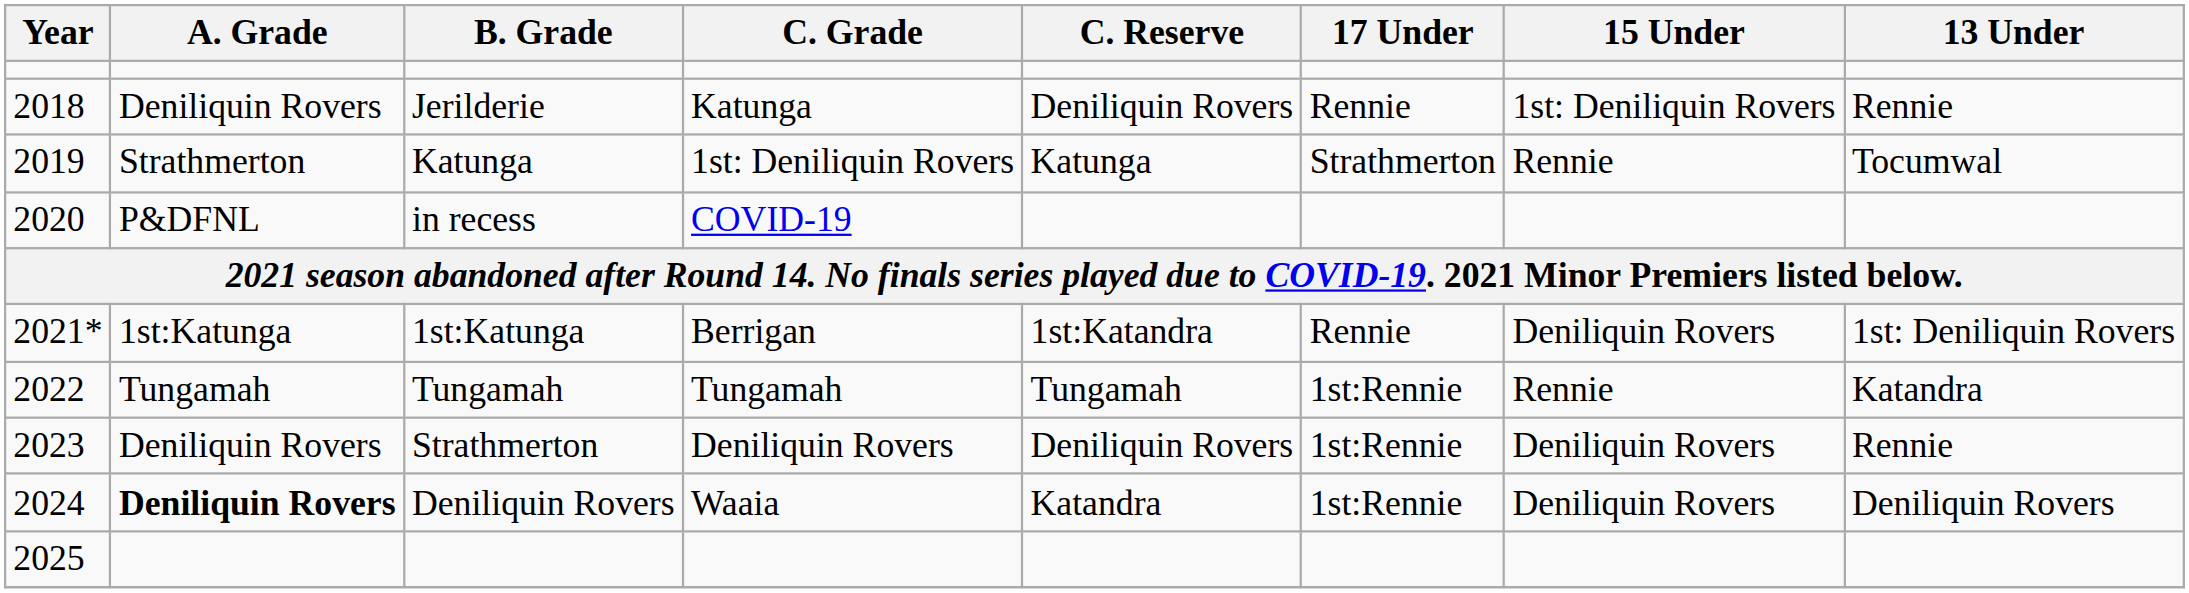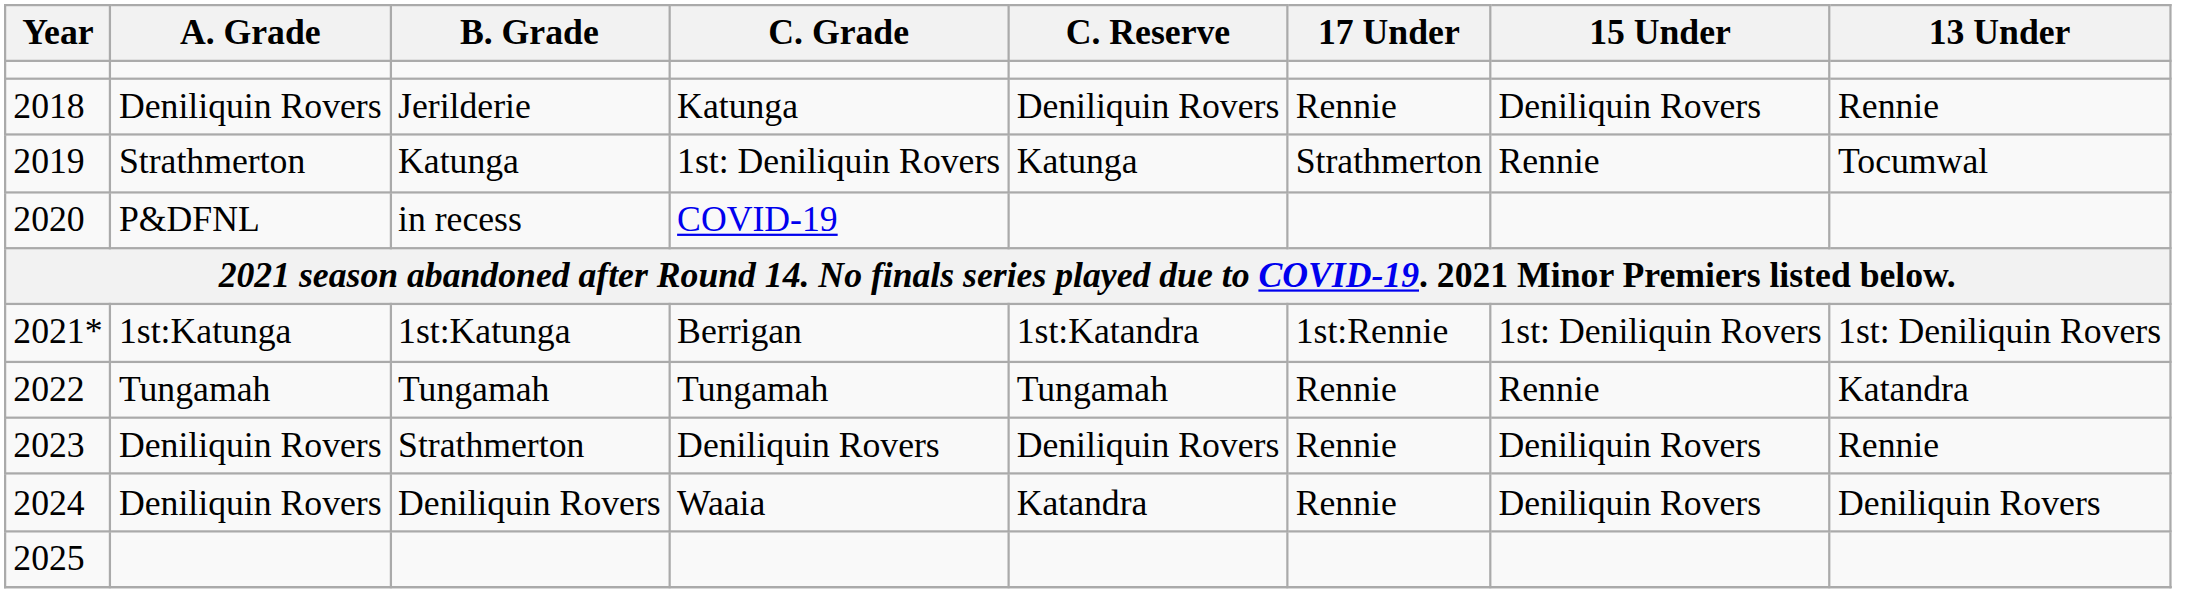(1674, 105) 1st: Deniliquin Rovers -> (1630, 105) Deniliquin Rovers
(1360, 332) Rennie -> (1372, 332) 1st:Rennie
(1644, 332) Deniliquin Rovers -> (1660, 332) 1st: Deniliquin Rovers
(1386, 388) 1st:Rennie -> (1346, 388) Rennie
(1386, 445) 1st:Rennie -> (1346, 445) Rennie
(257, 501) bold -> (250, 501) normal
(1386, 501) 1st:Rennie -> (1346, 501) Rennie
